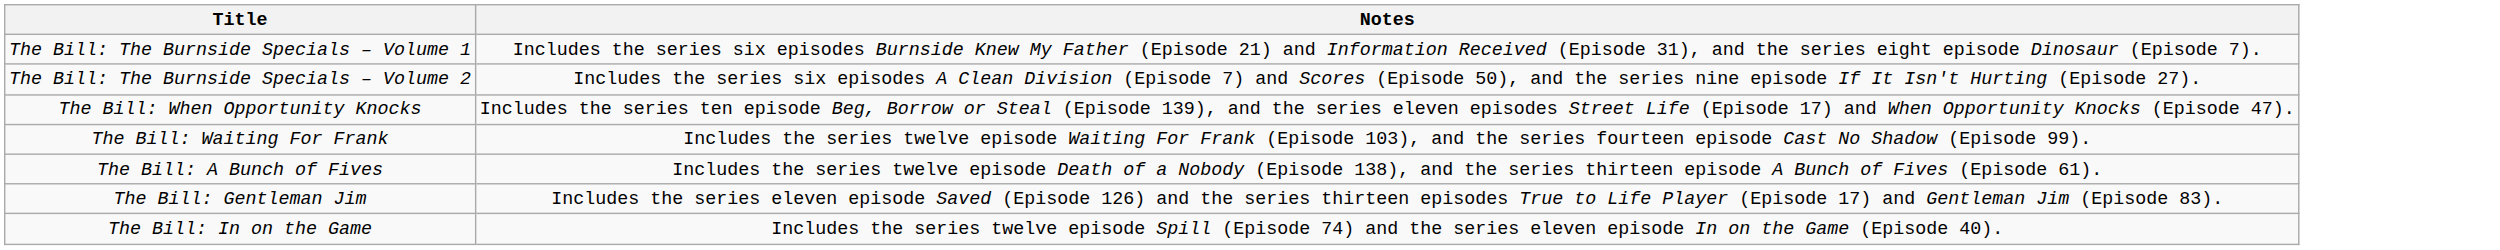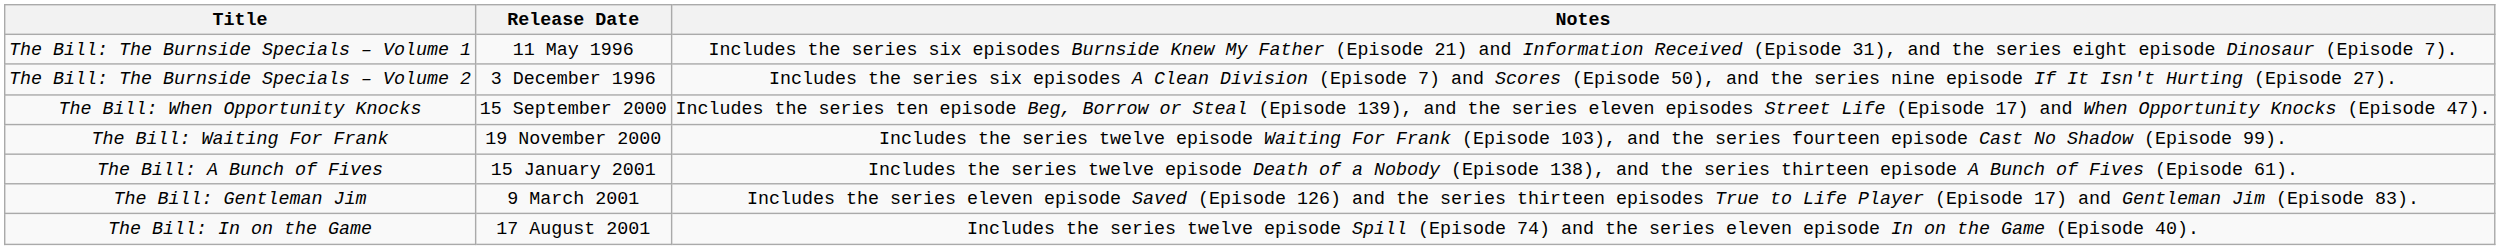+ column: (573, 20)
